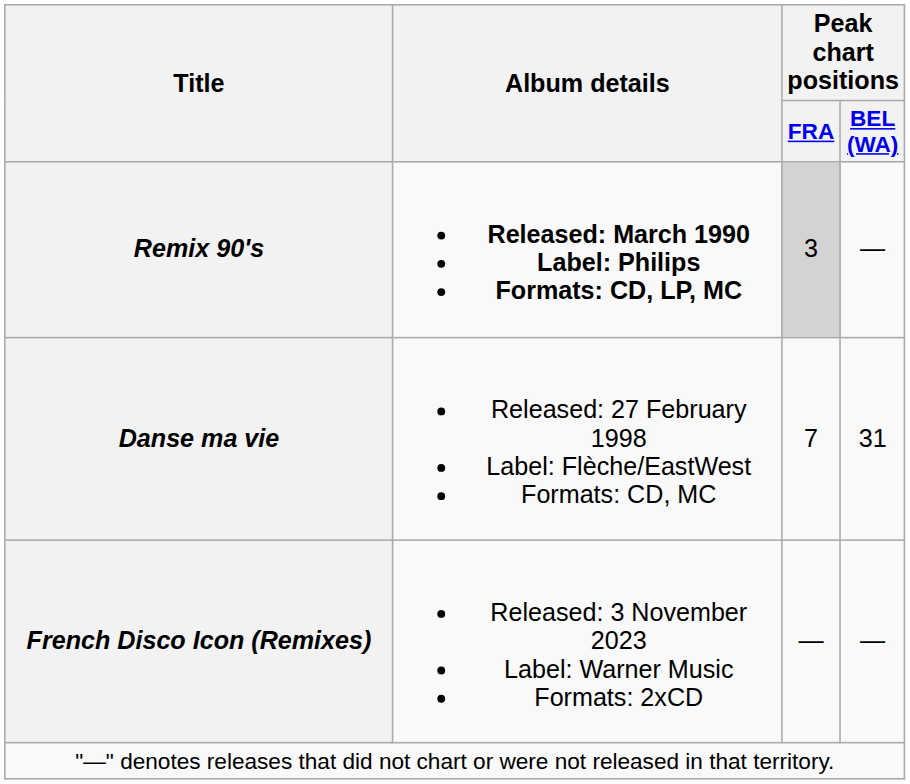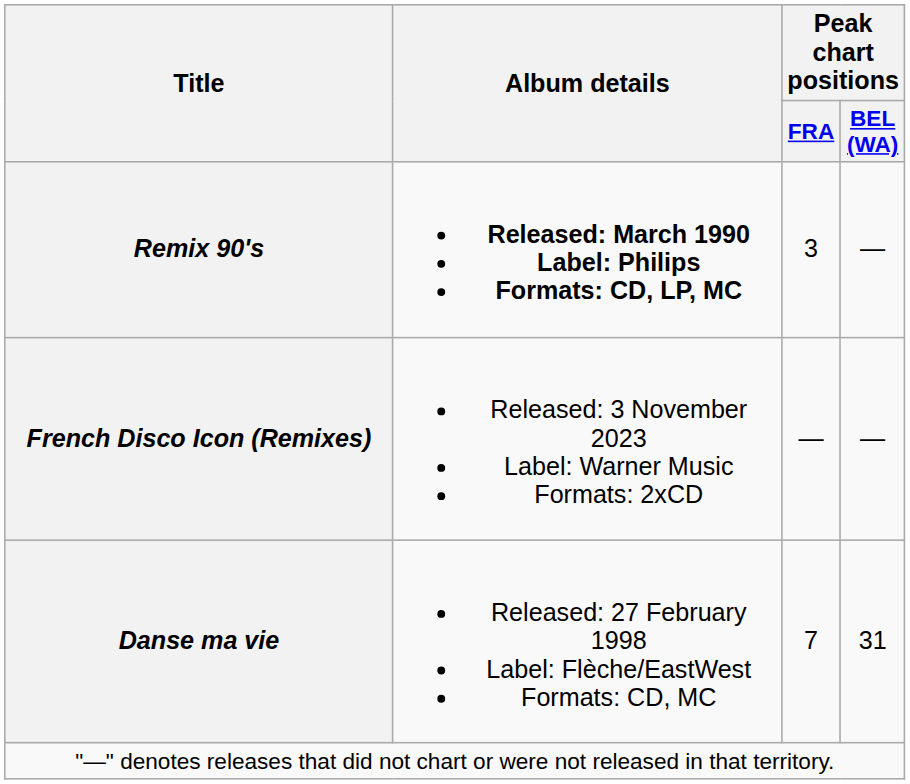(811, 249) lightgrey background -> (811, 249) no background
rows swapped: (199, 438) <-> (199, 641)
